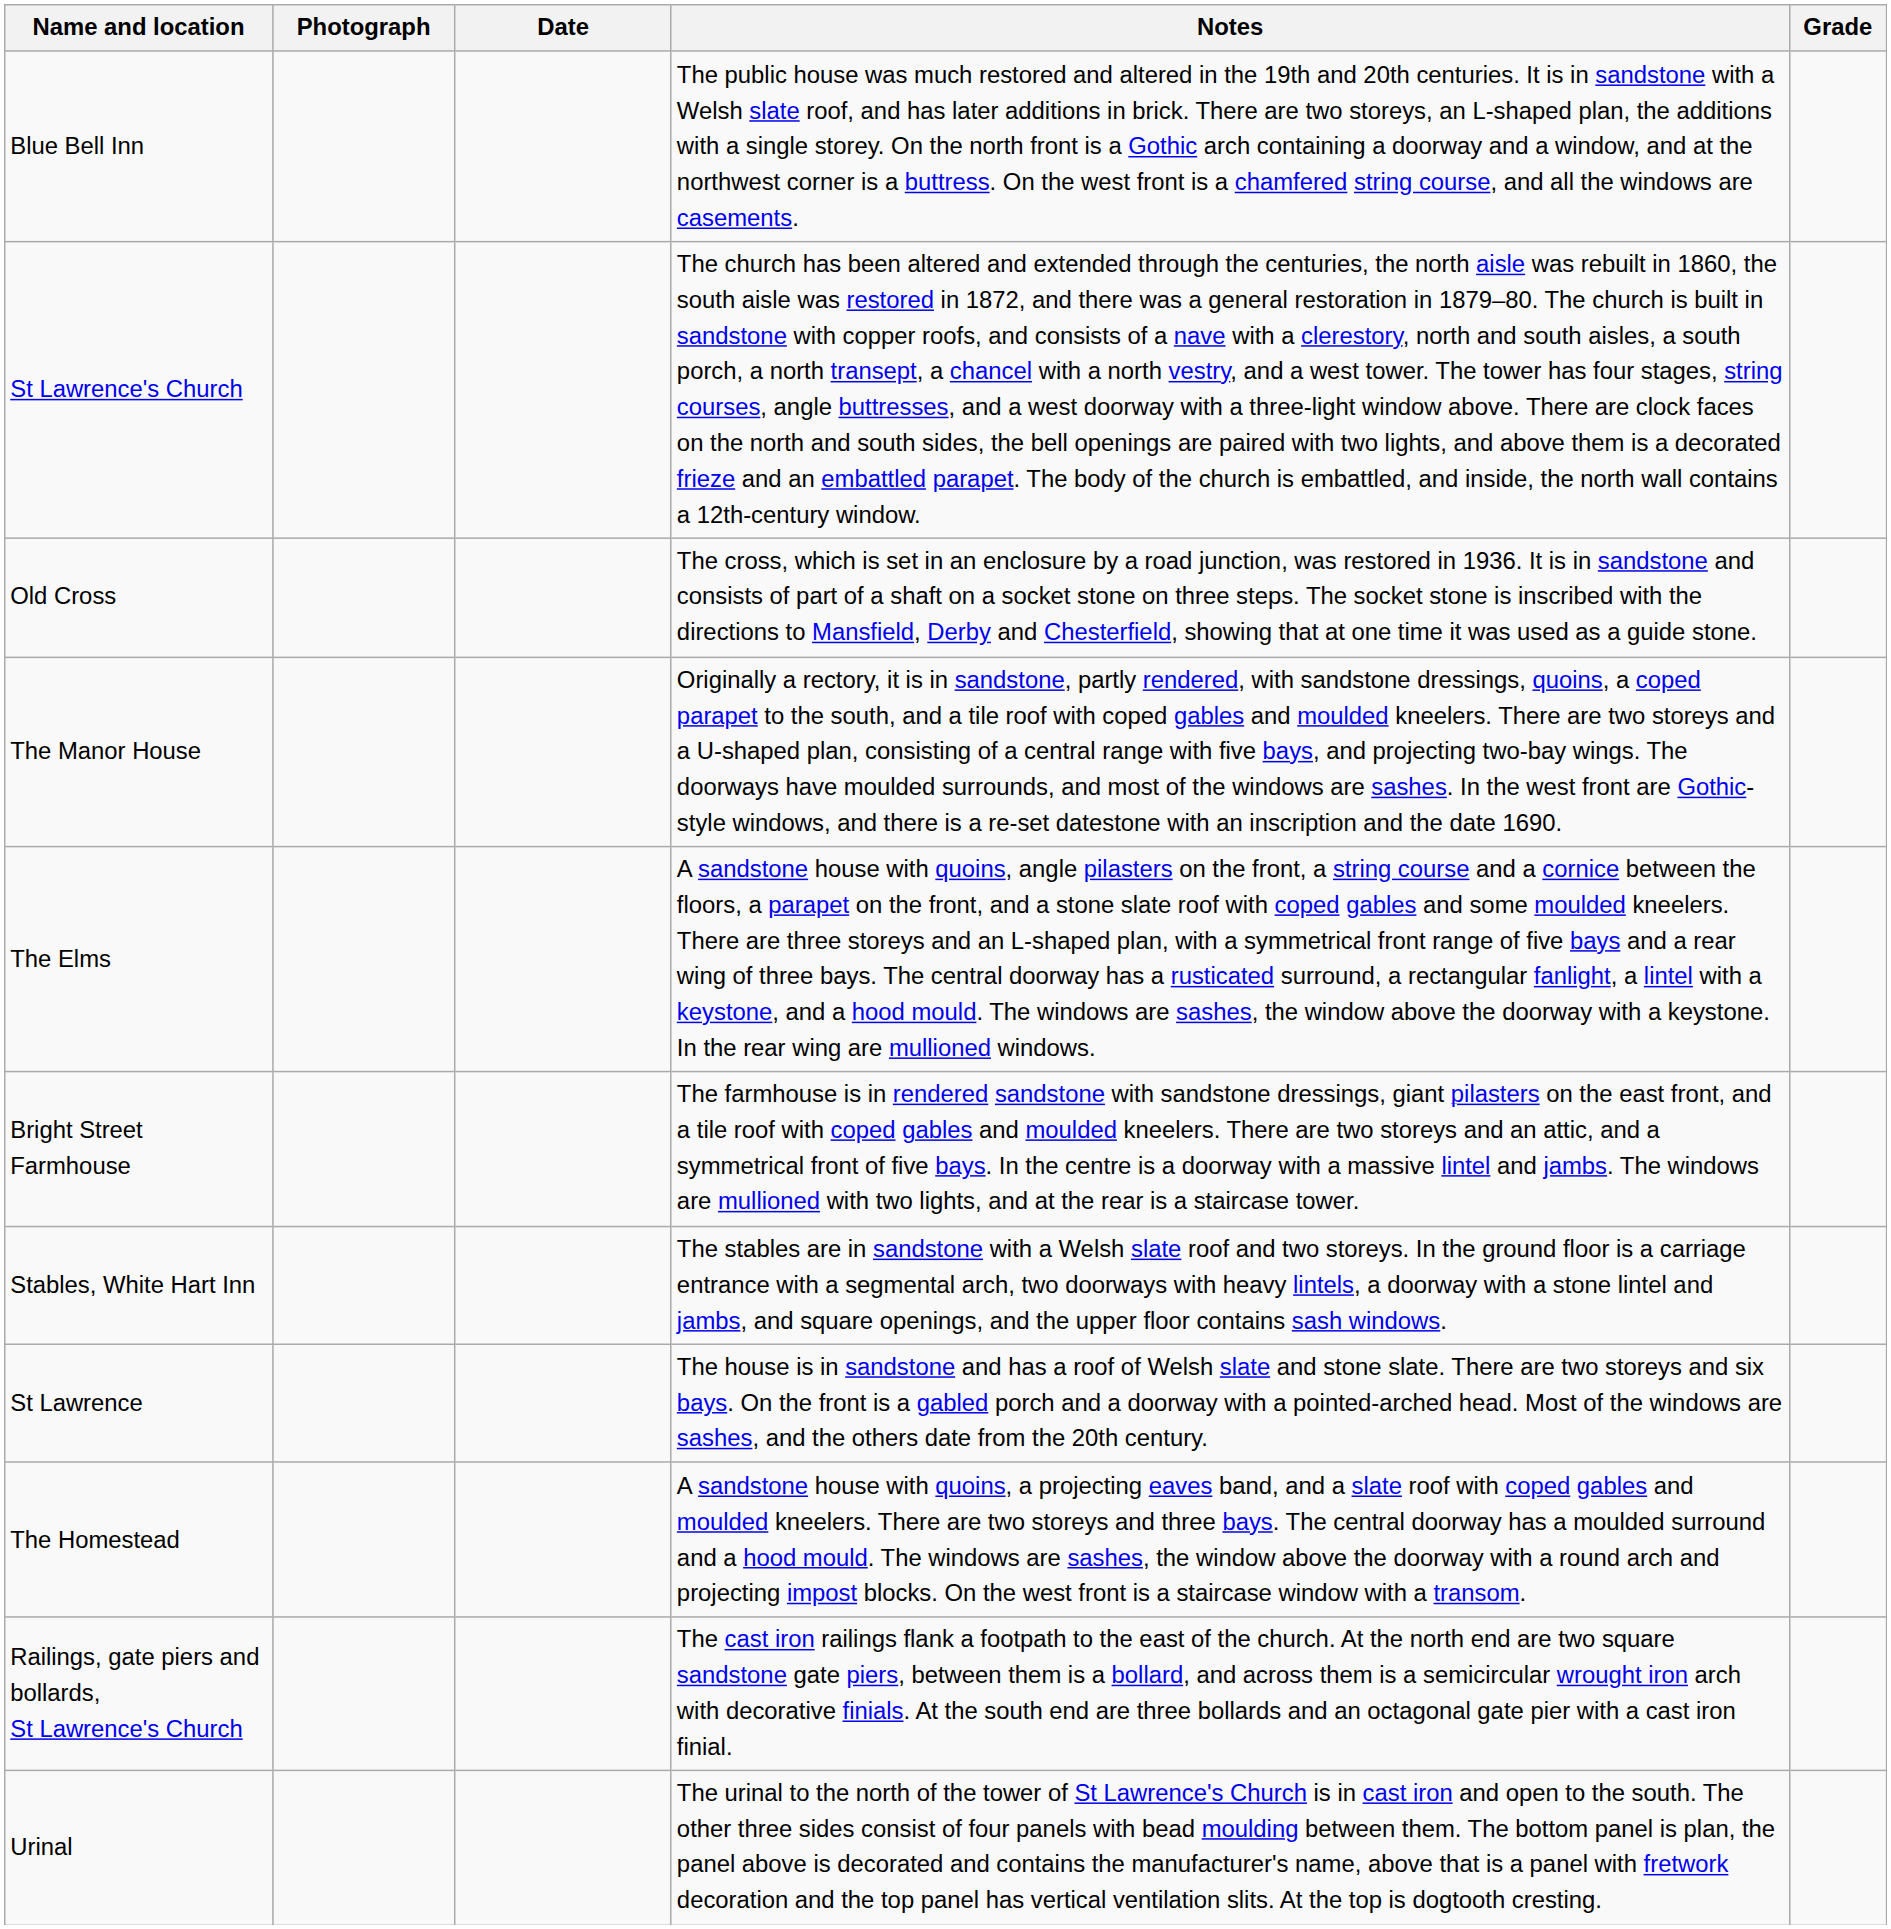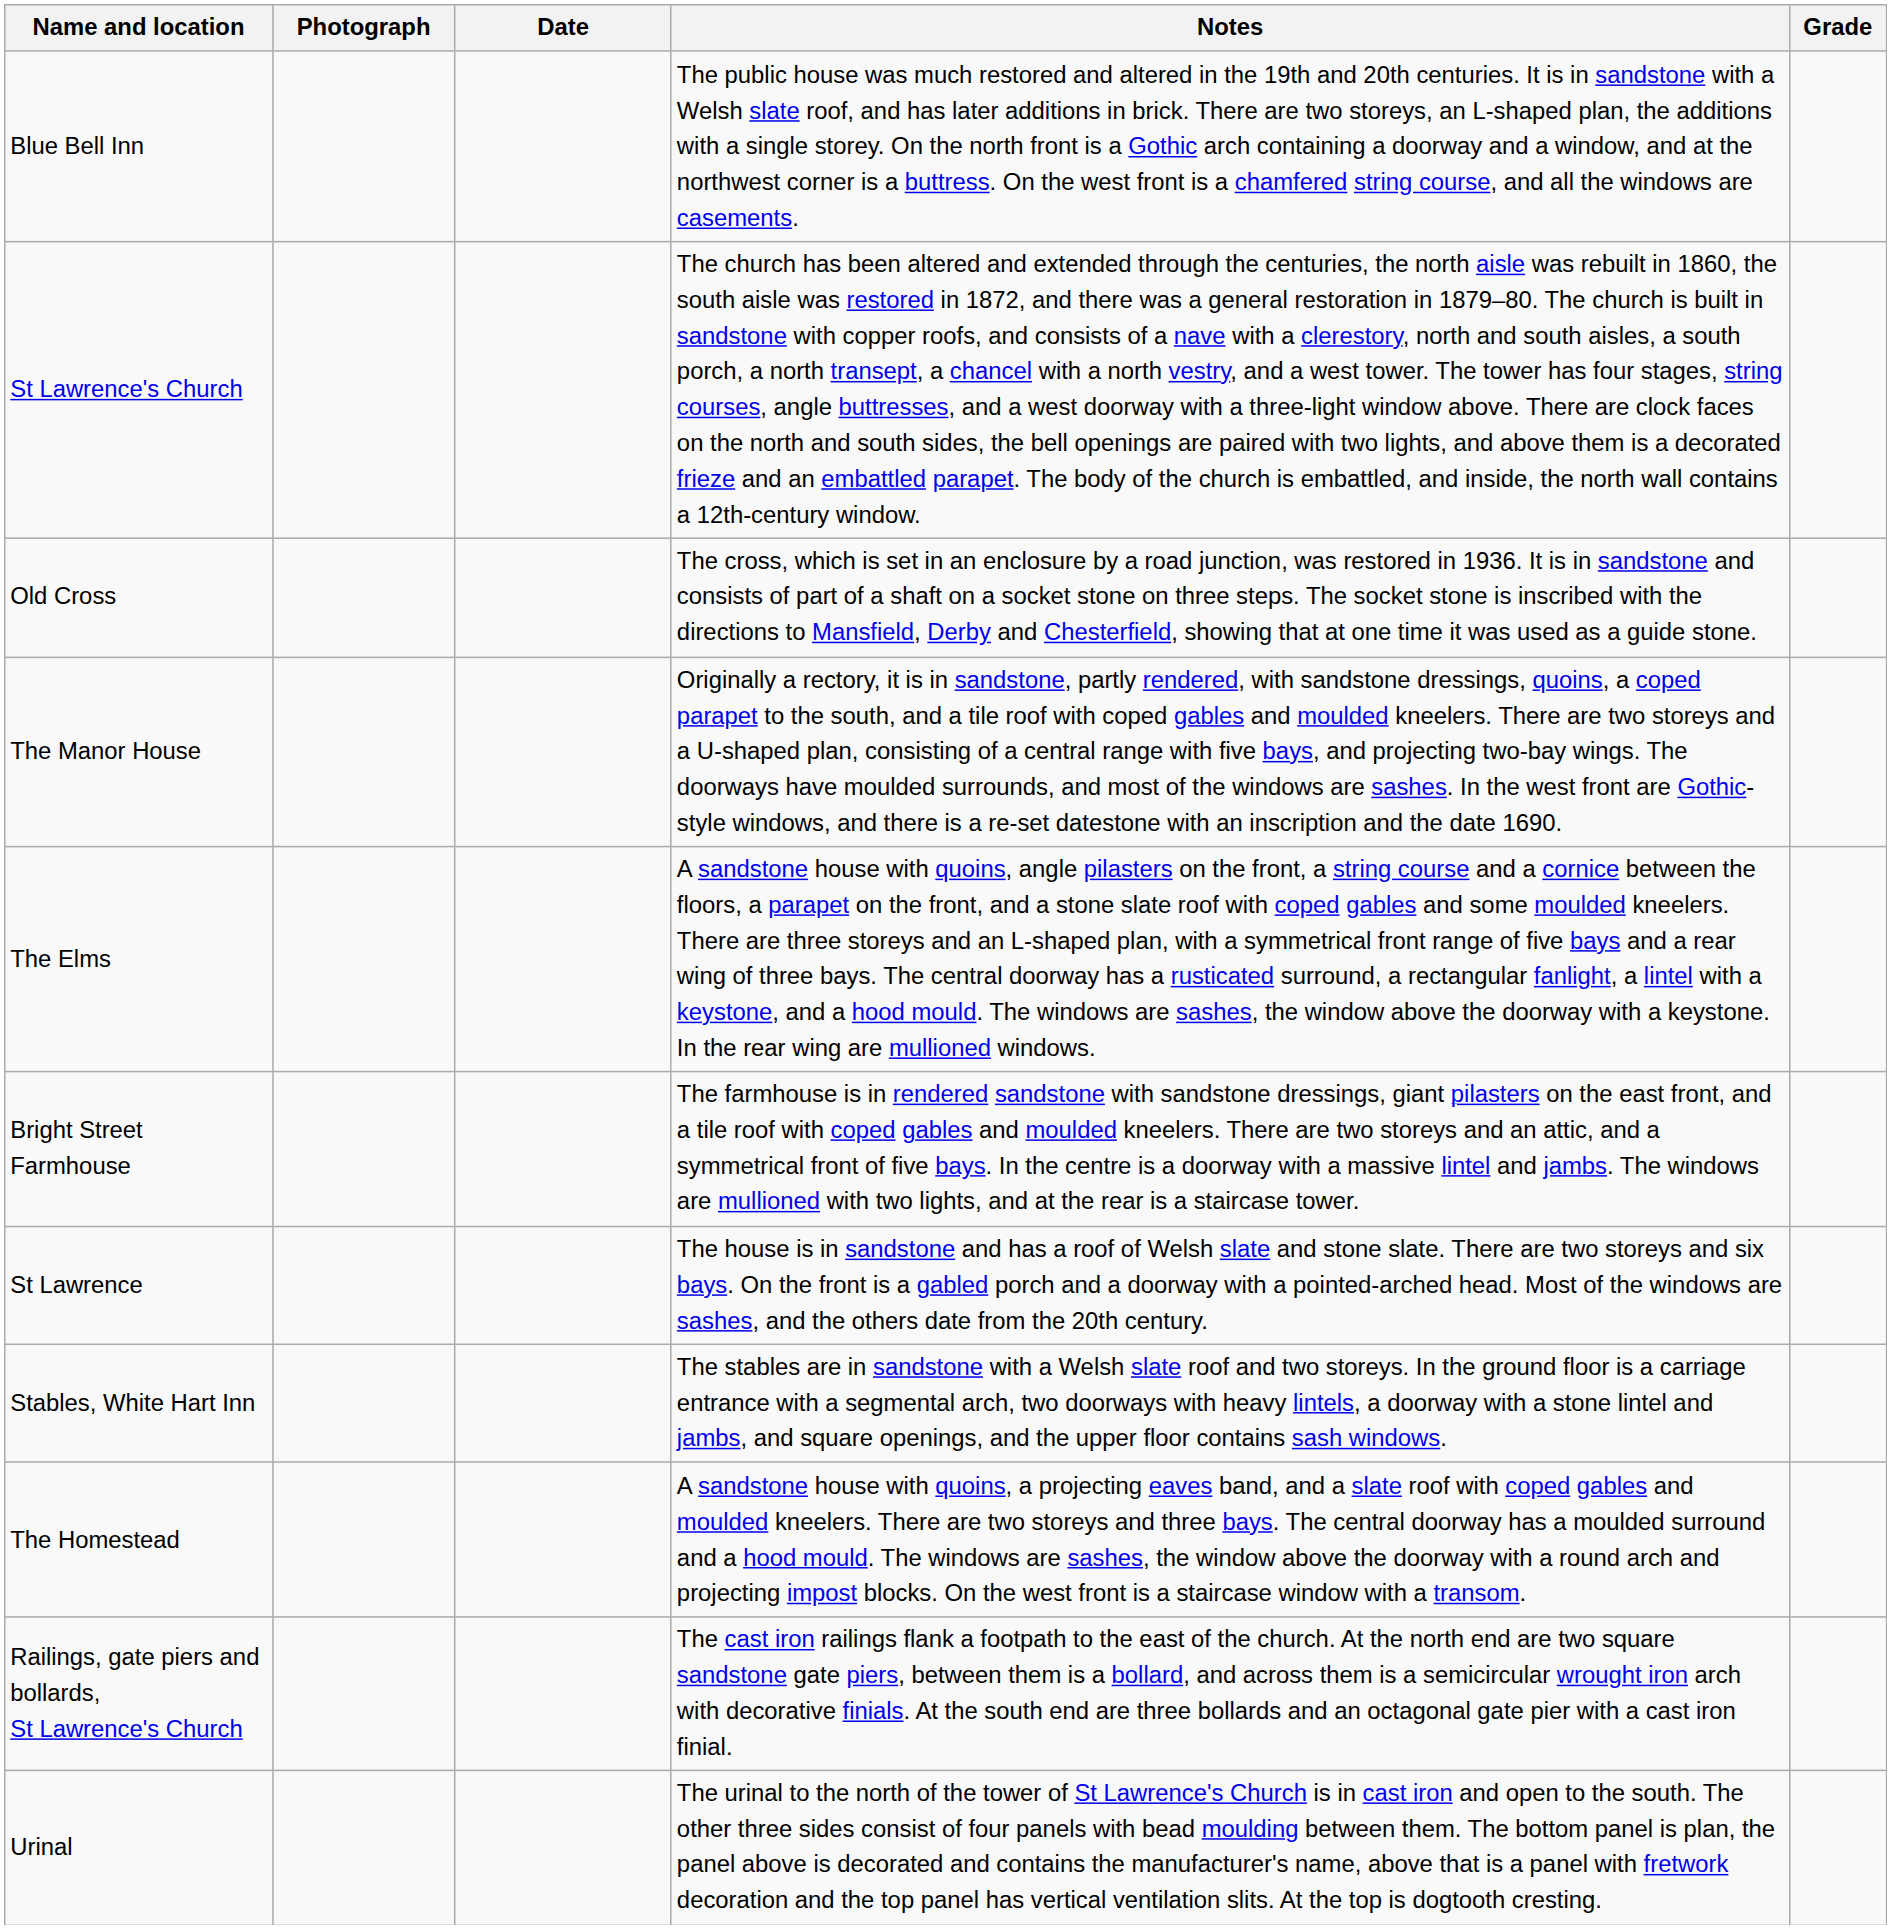rows swapped: (76, 1403) <-> (133, 1284)
